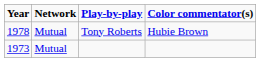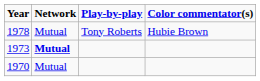(51, 48) normal -> (52, 48) bold
+ row: (18, 66)
